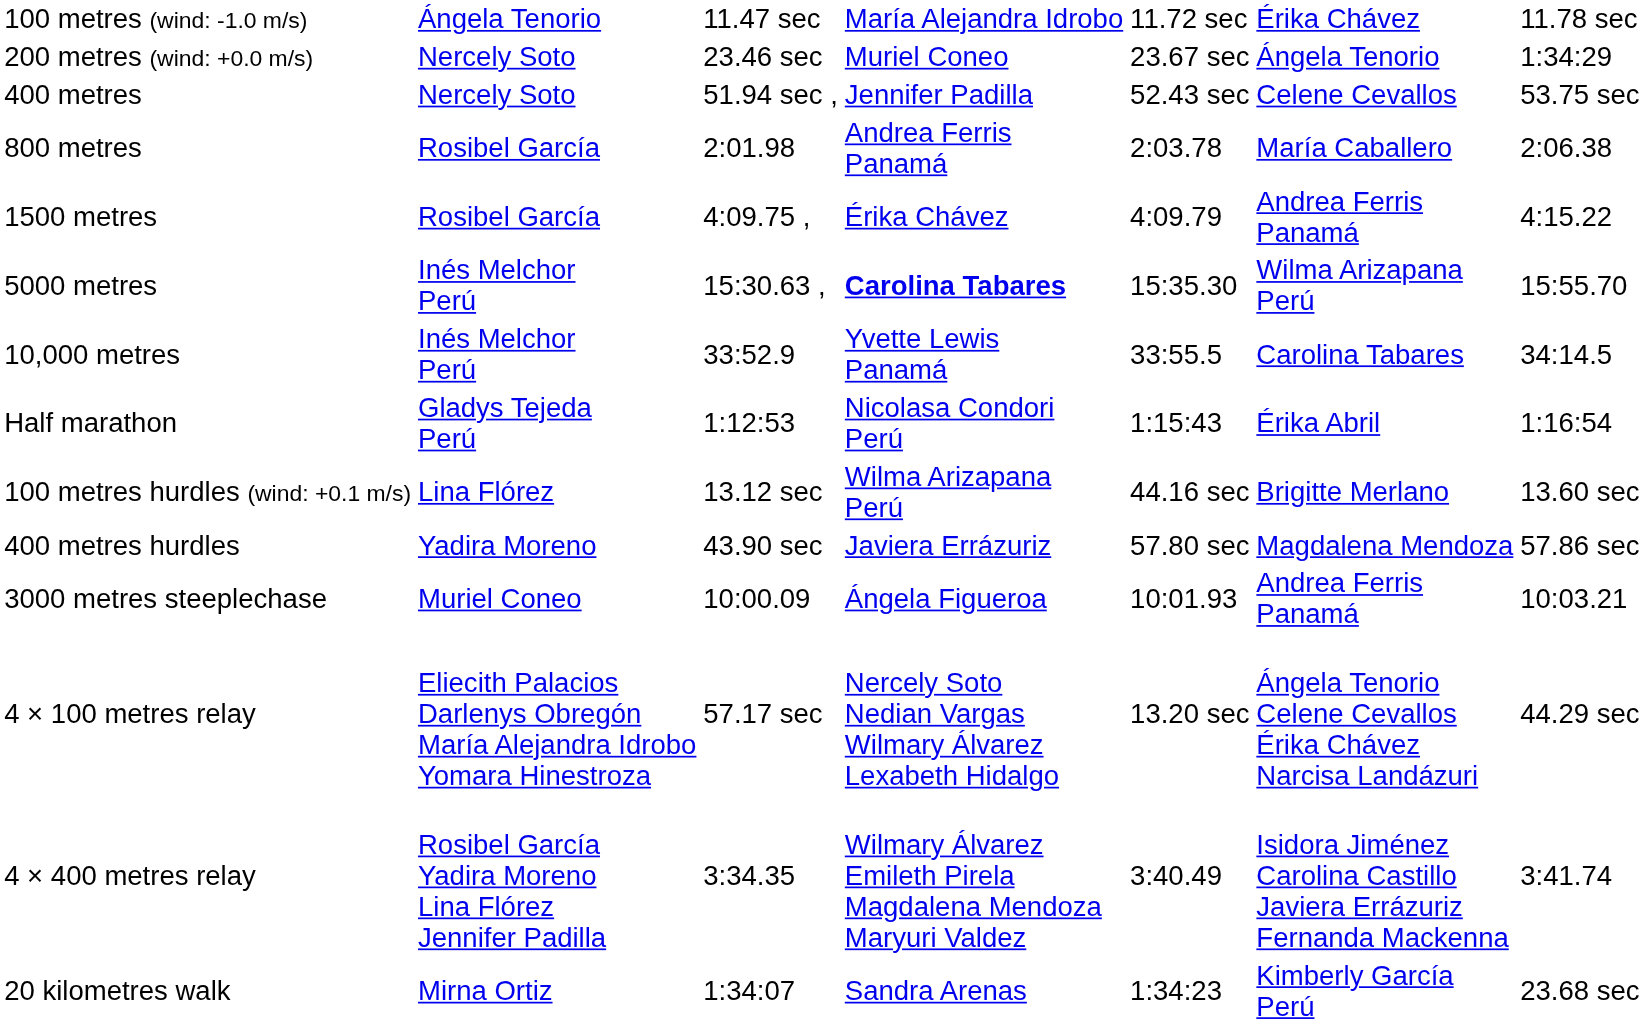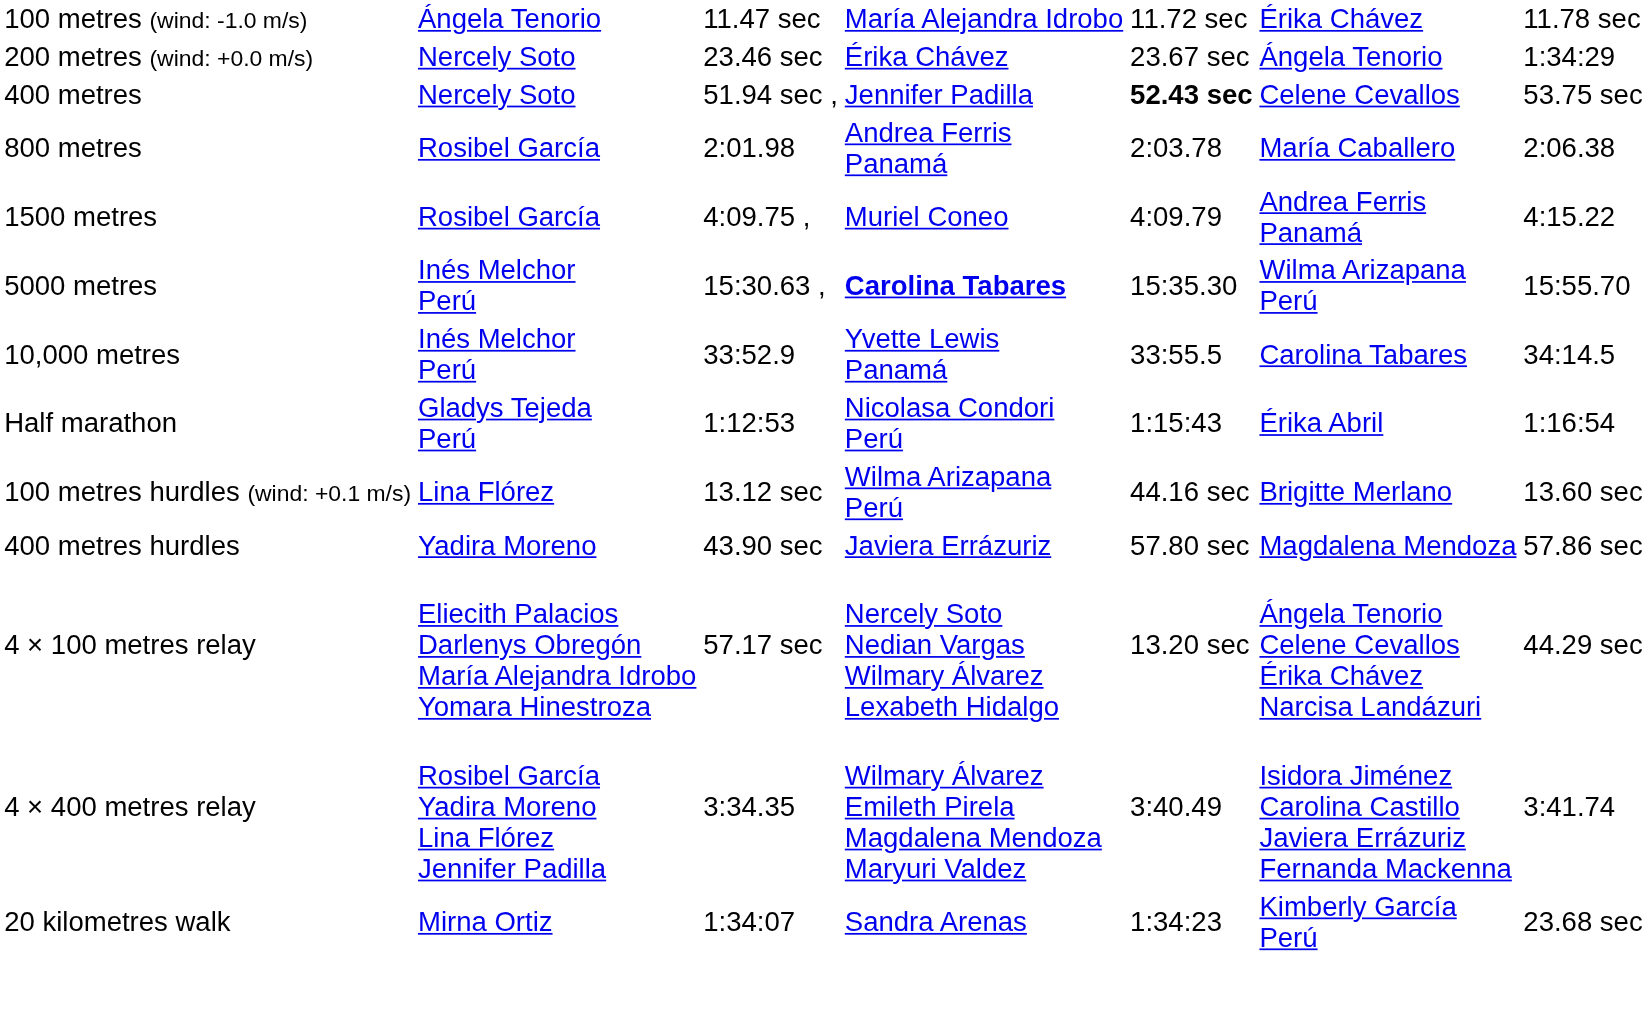(927, 57) Muriel Coneo -> (927, 57) Érika Chávez
(1190, 94) normal -> (1191, 94) bold
(927, 217) Érika Chávez -> (927, 217) Muriel Coneo
- row: (166, 598)
